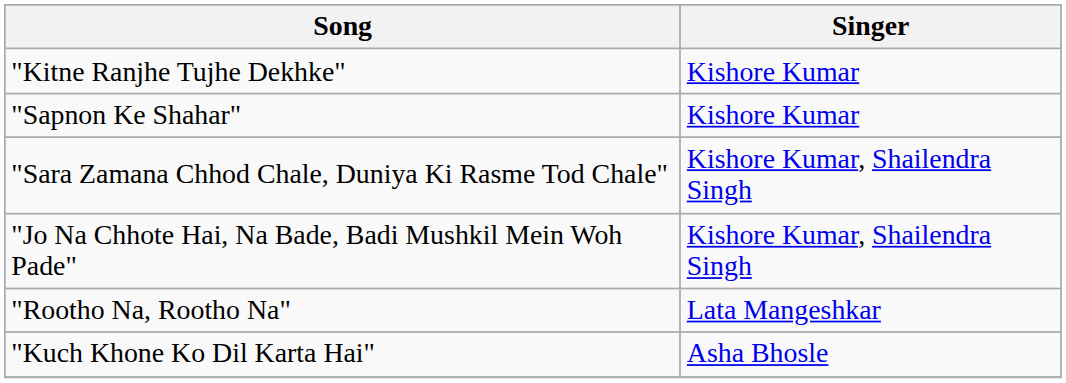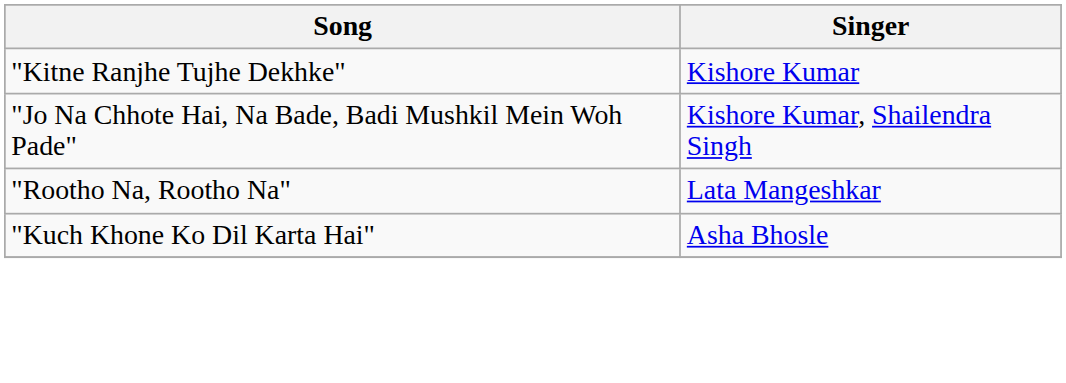- row: (126, 114)
- row: (340, 174)
